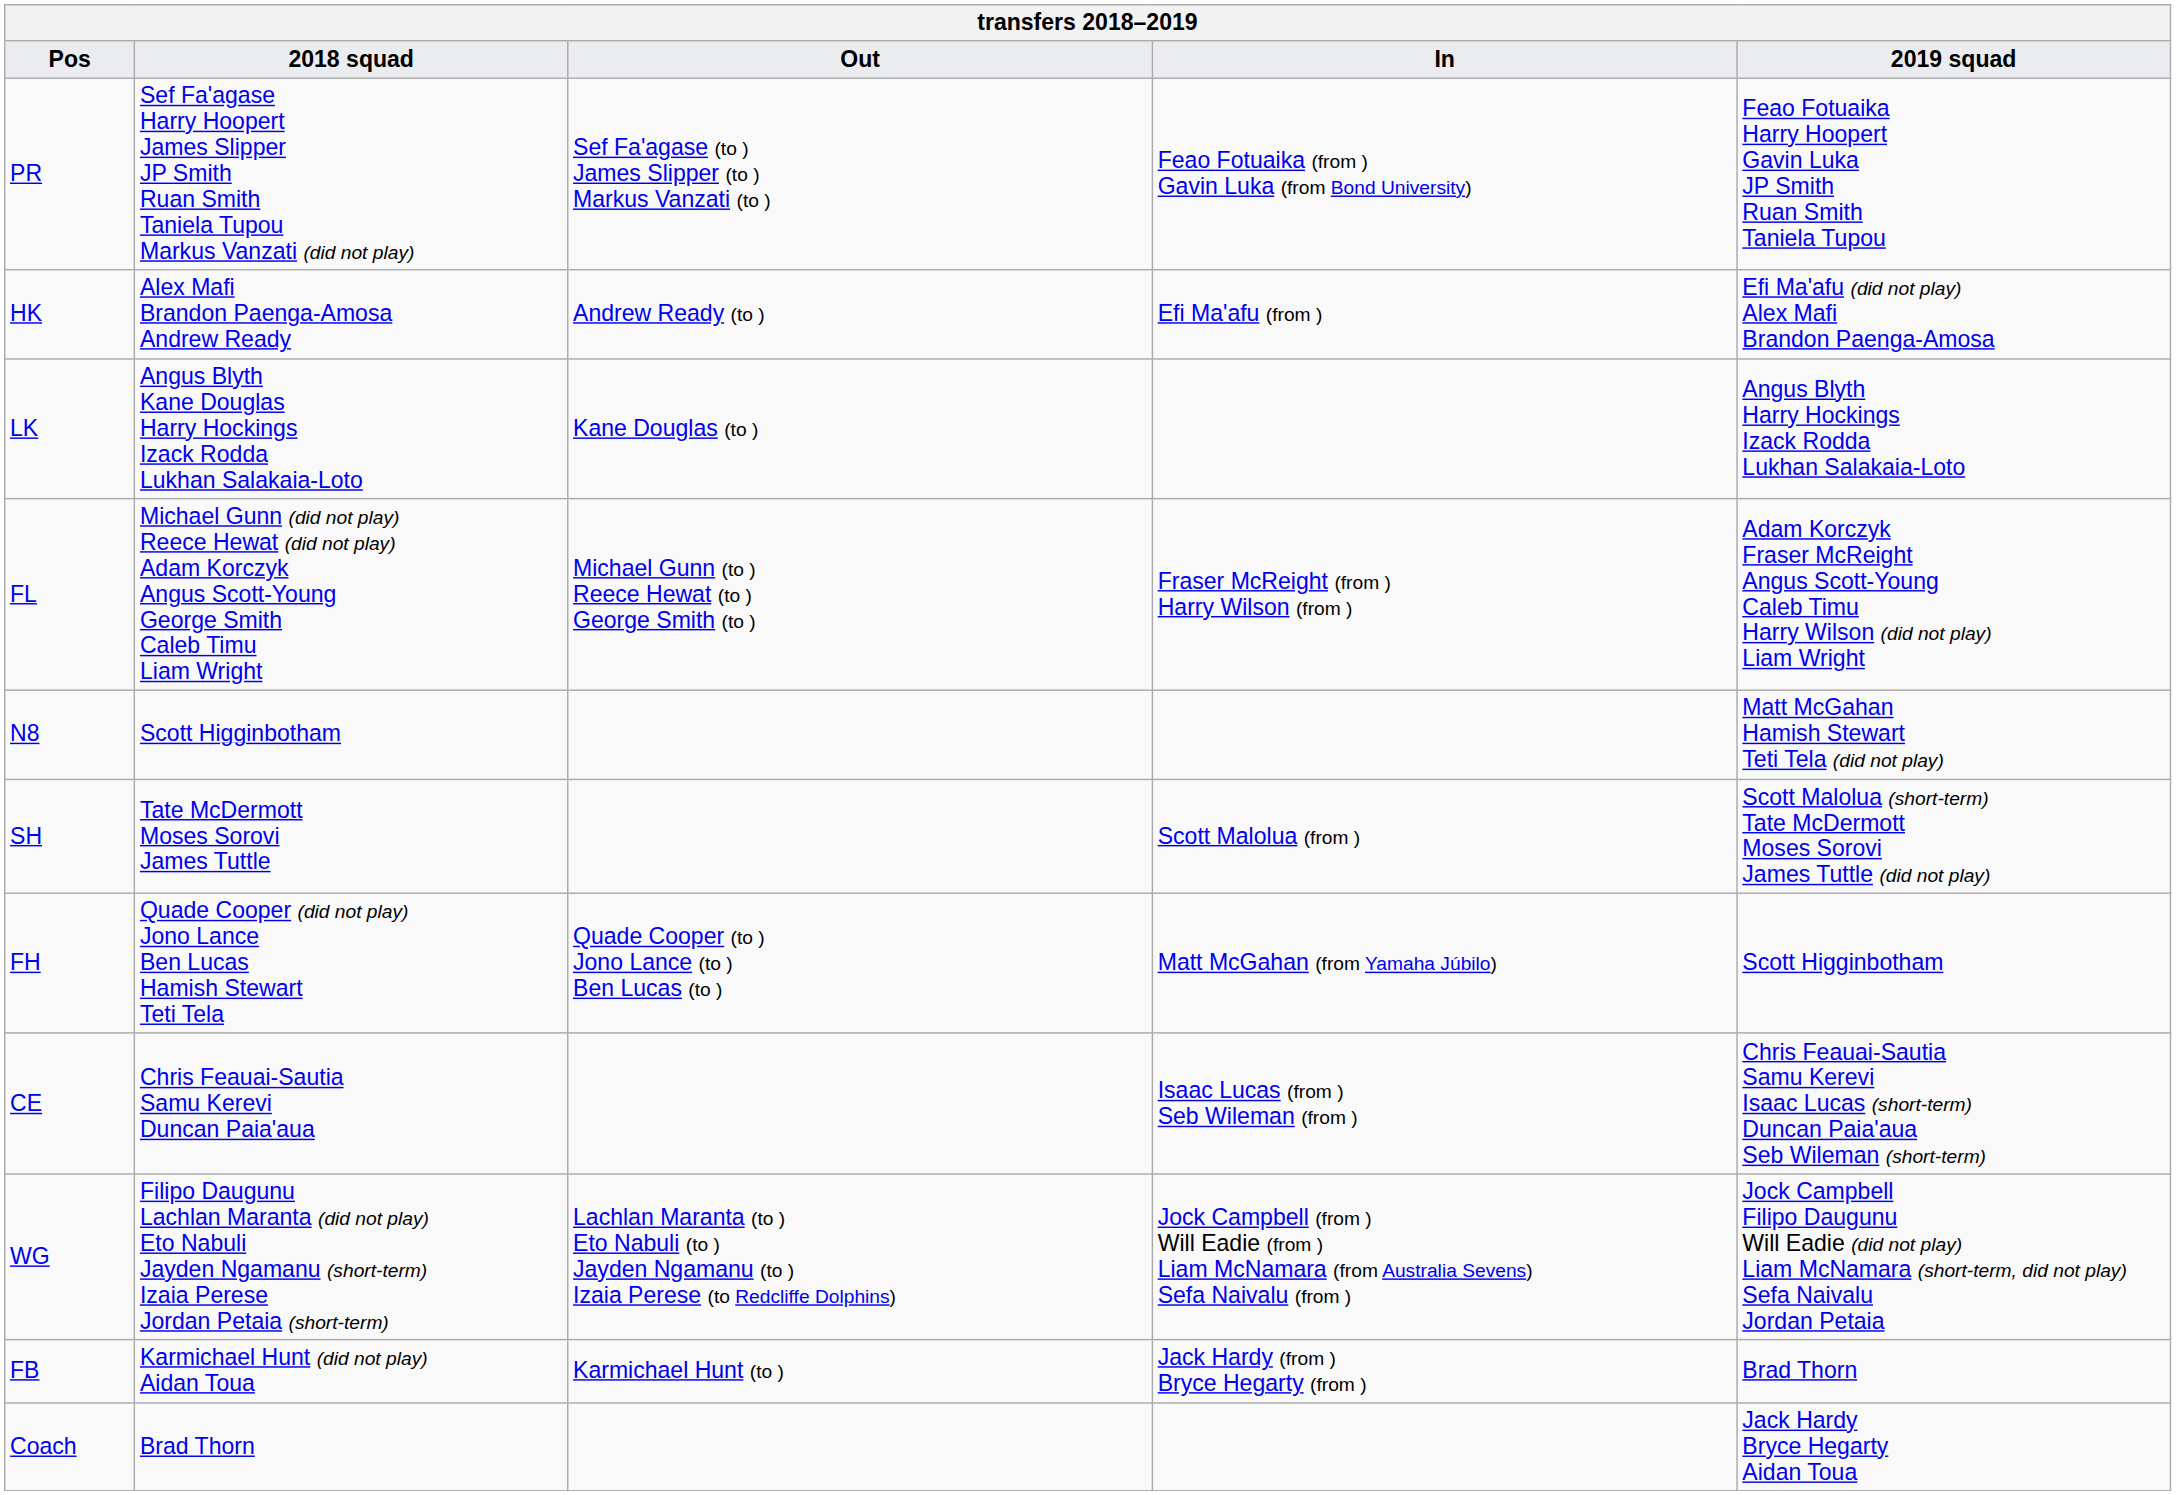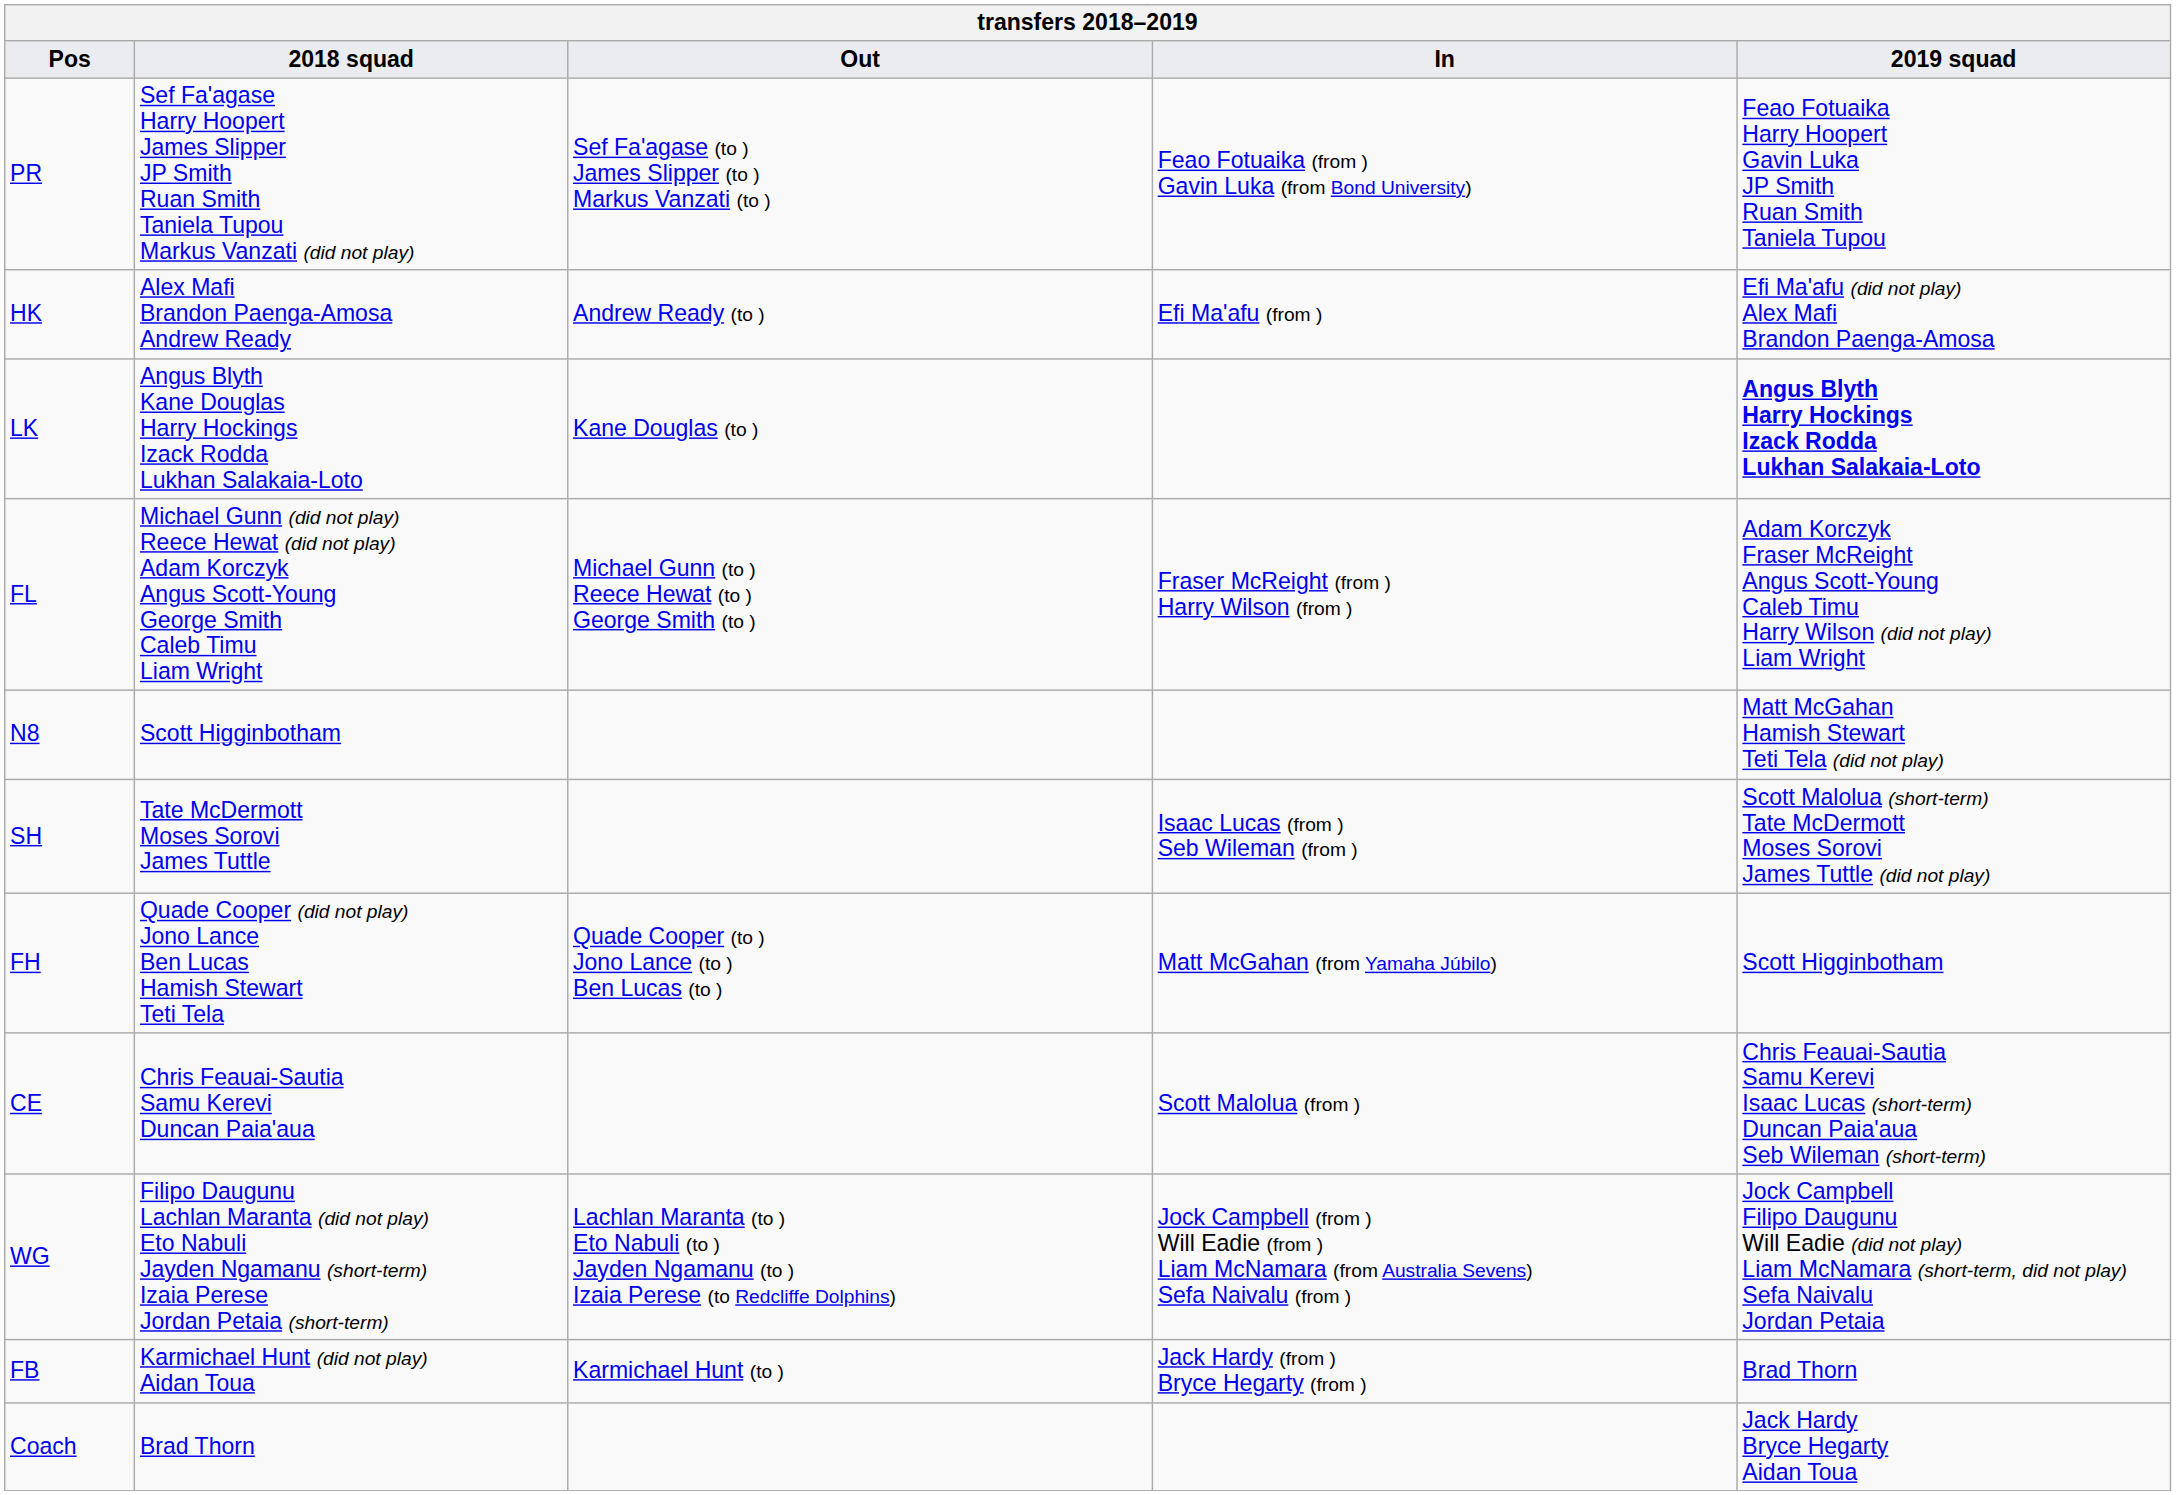(1854, 428) normal -> (1861, 428) bold
(1259, 835) Scott Malolua (from ) -> (1258, 835) Isaac Lucas (from ) Seb Wileman (from )
(1258, 1103) Isaac Lucas (from ) Seb Wileman (from ) -> (1259, 1103) Scott Malolua (from )
